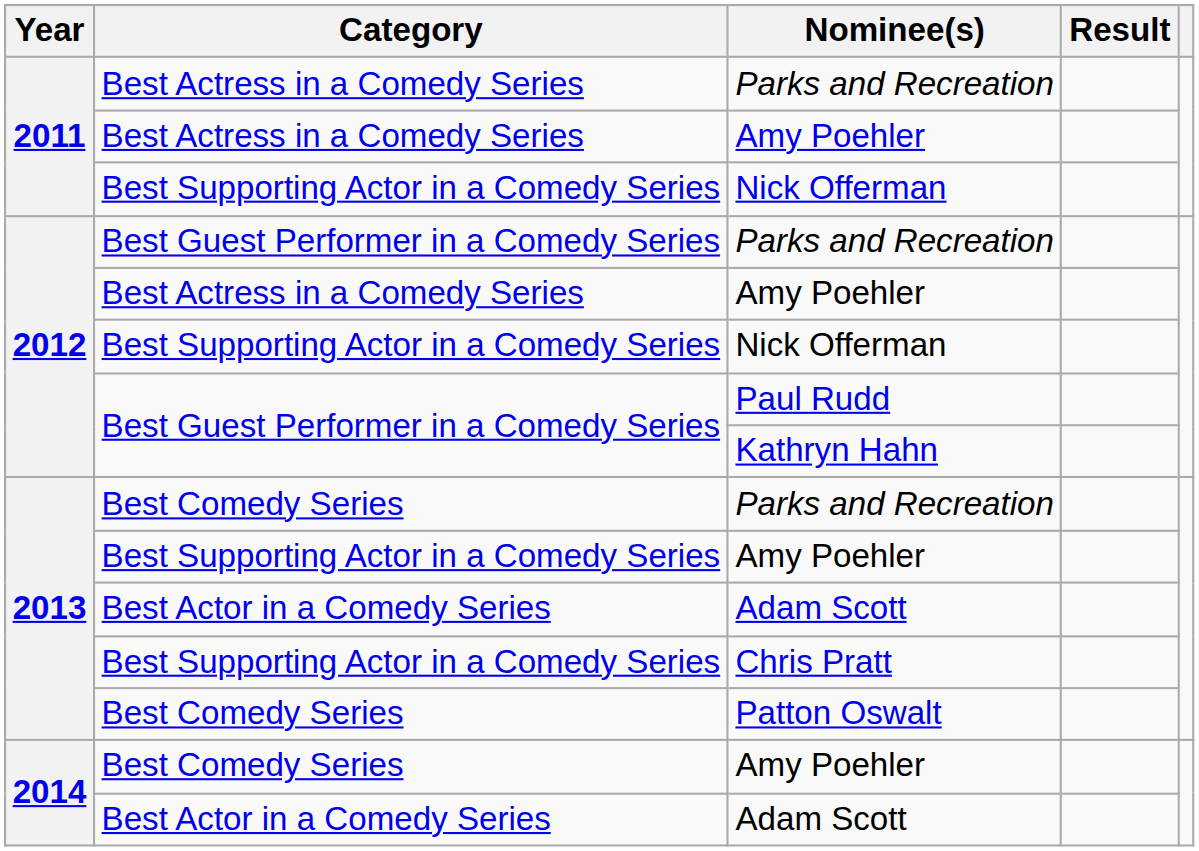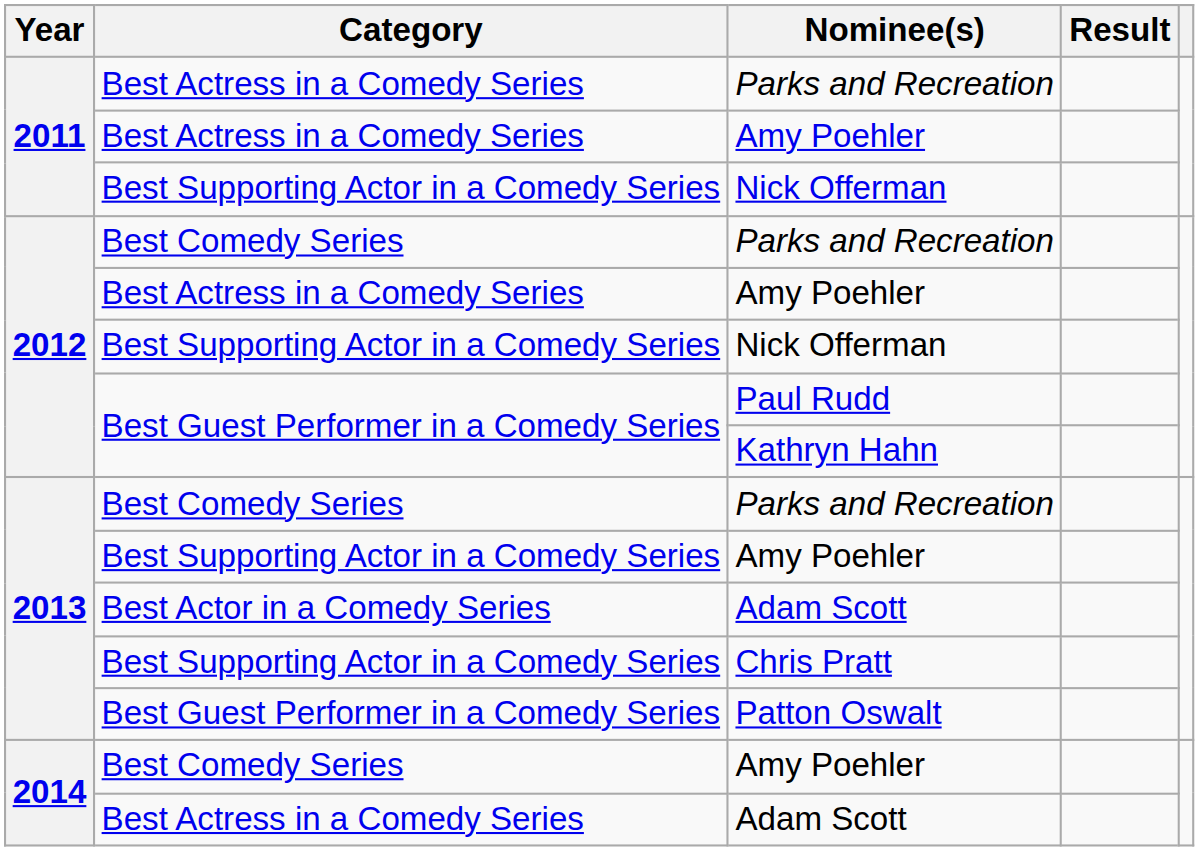(411, 240) Best Guest Performer in a Comedy Series -> (253, 240) Best Comedy Series
(253, 713) Best Comedy Series -> (411, 713) Best Guest Performer in a Comedy Series
(326, 818) Best Actor in a Comedy Series -> (343, 818) Best Actress in a Comedy Series
